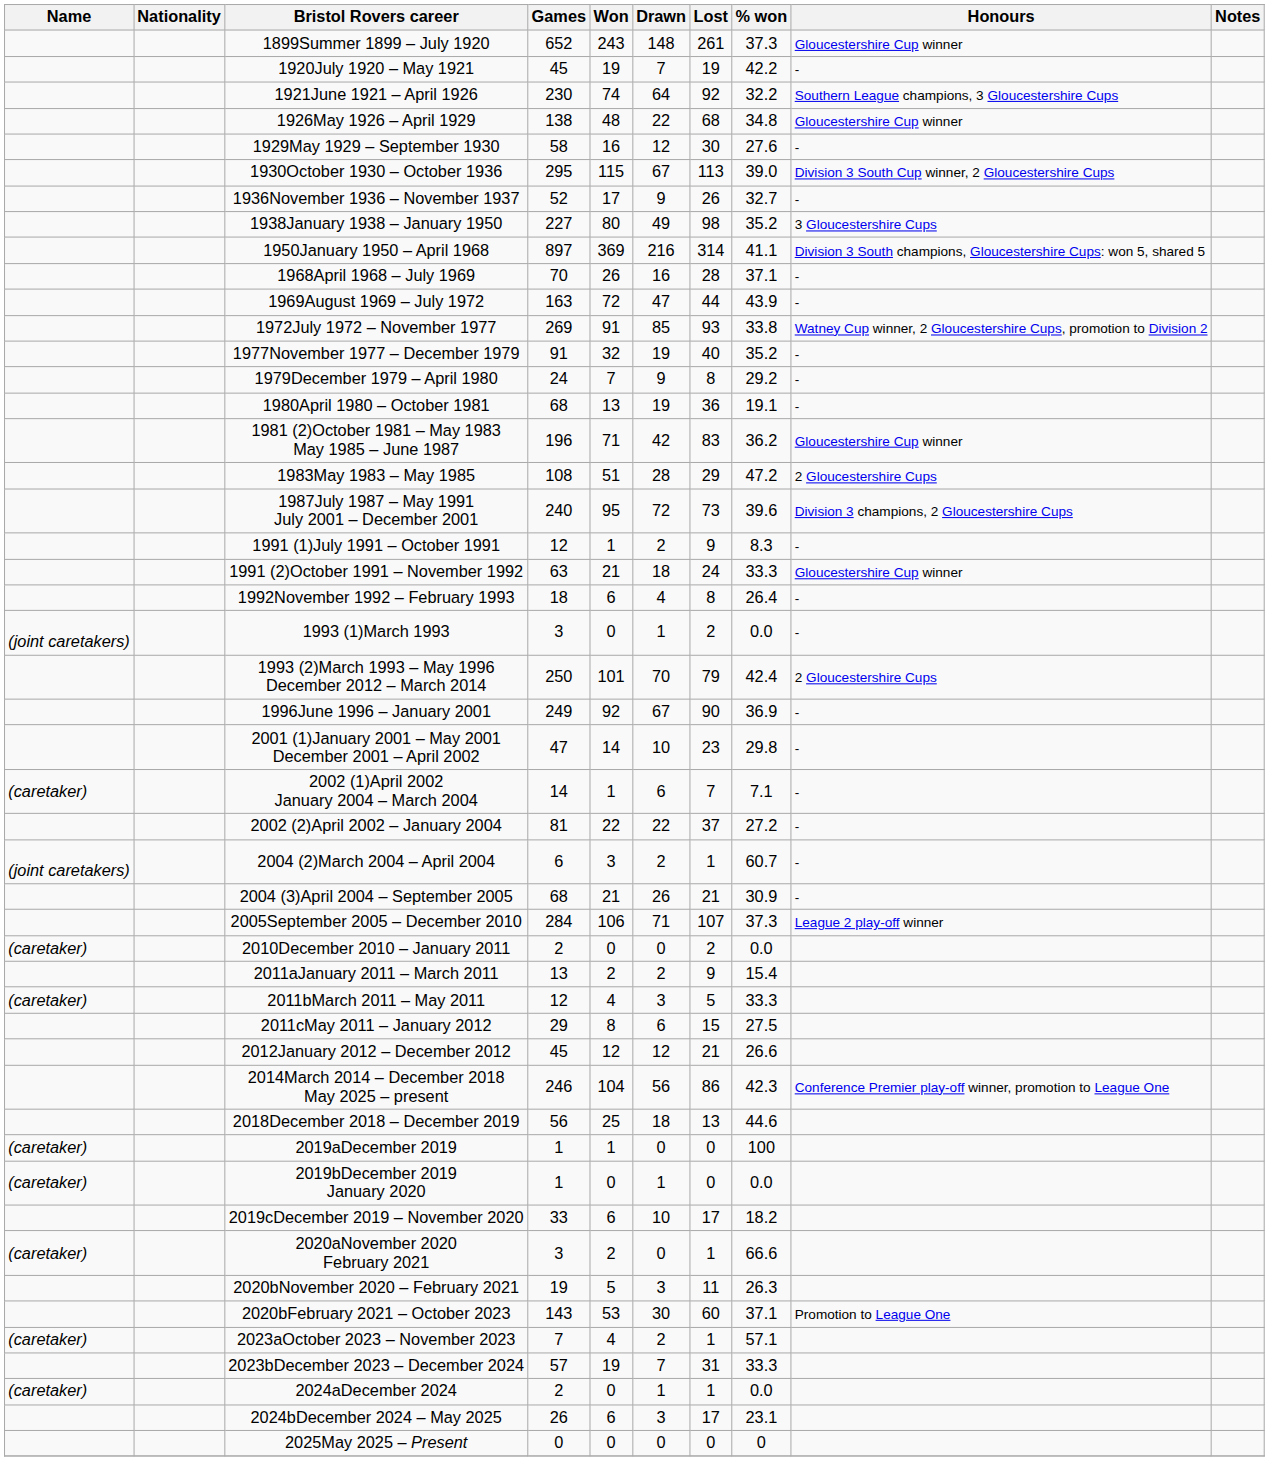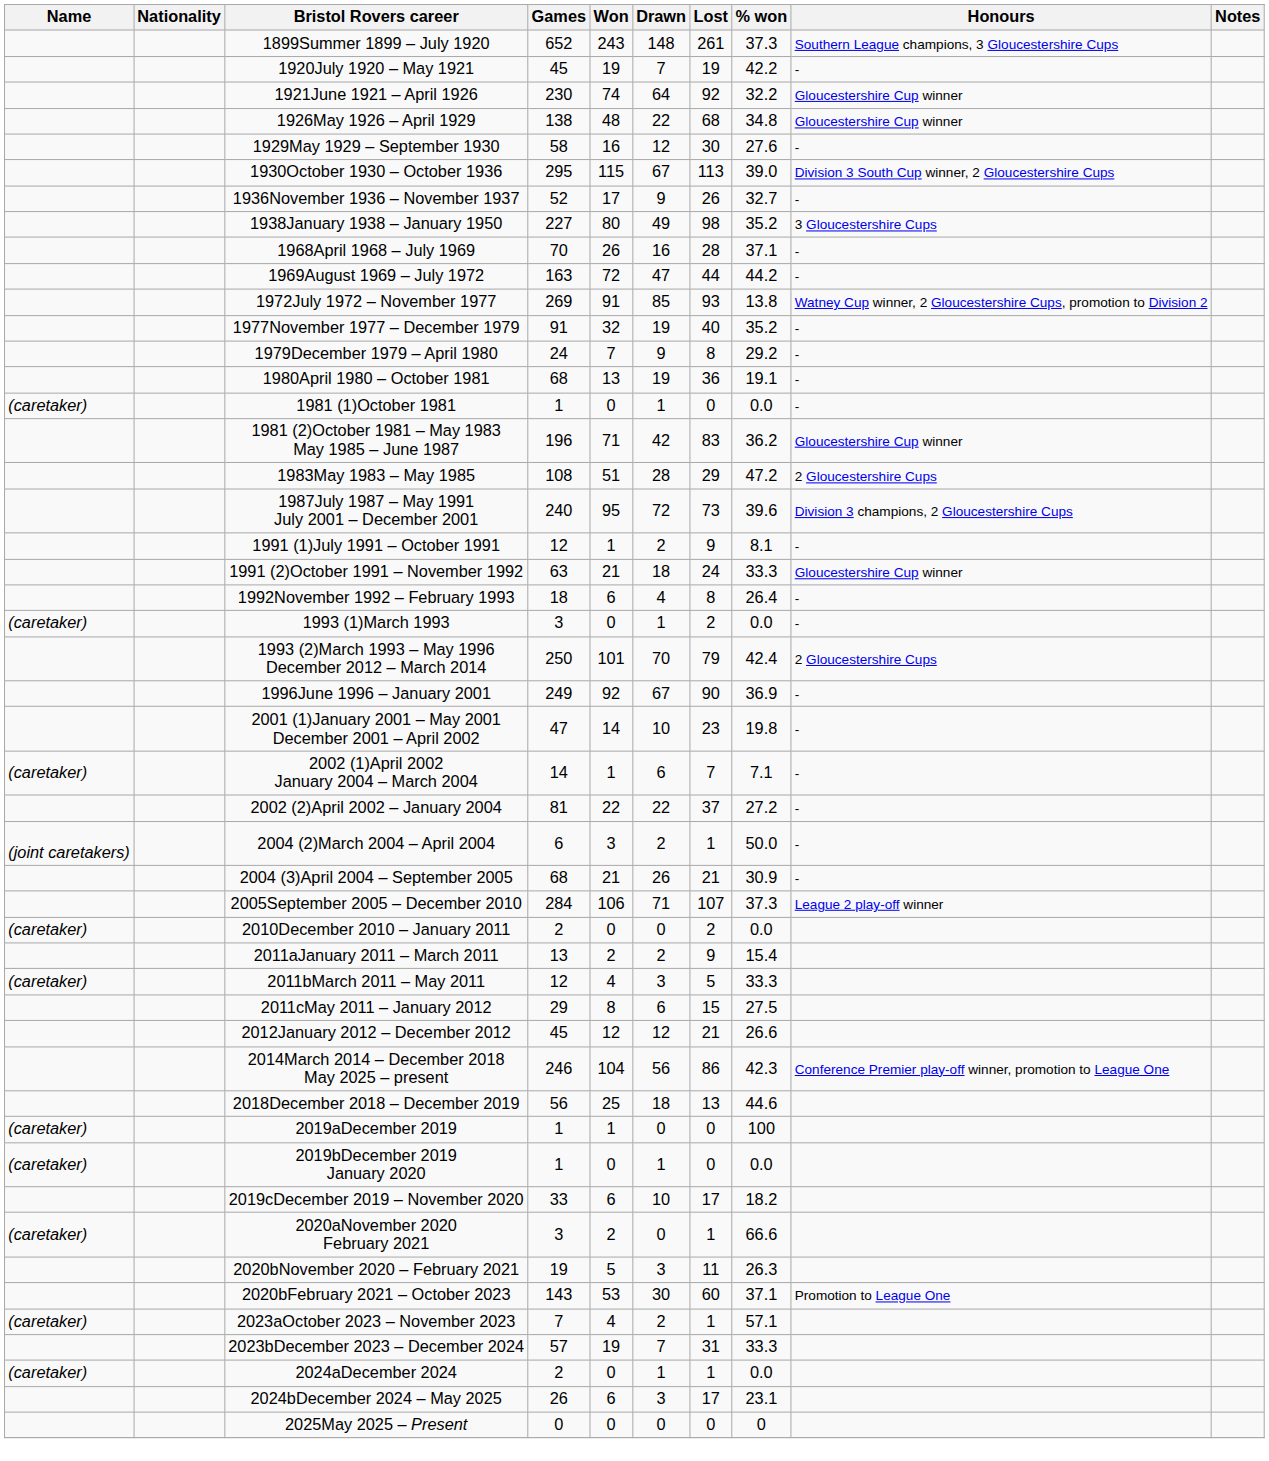(879, 44) Gloucestershire Cup winner -> (956, 44) Southern League champions, 3 Gloucestershire Cups
(956, 96) Southern League champions, 3 Gloucestershire Cups -> (879, 96) Gloucestershire Cup winner
- row: (376, 250)
(761, 302) 43.9 -> (761, 276) 44.2
(761, 328) 33.8 -> (761, 302) 13.8
+ row: (376, 405)
(761, 545) 8.3 -> (761, 545) 8.1
(69, 641) (joint caretakers) -> (48, 623) (caretaker)
(761, 747) 29.8 -> (761, 728) 19.8
(761, 861) 60.7 -> (761, 843) 50.0
